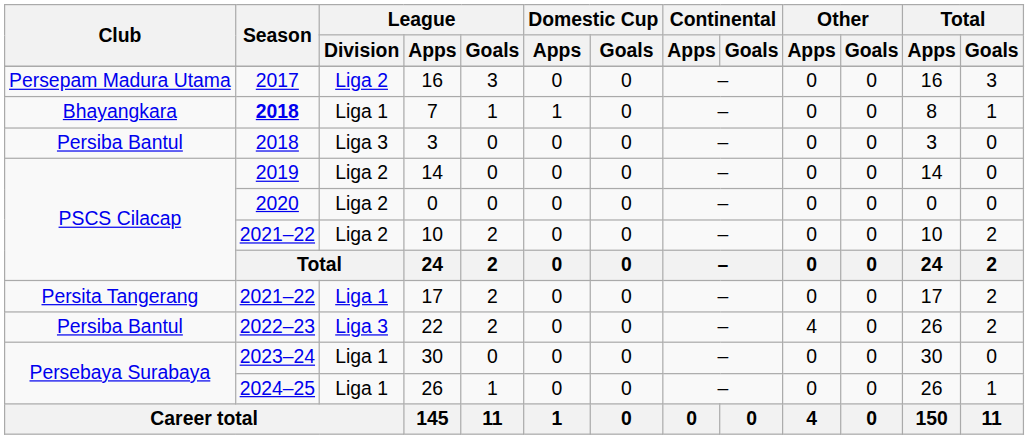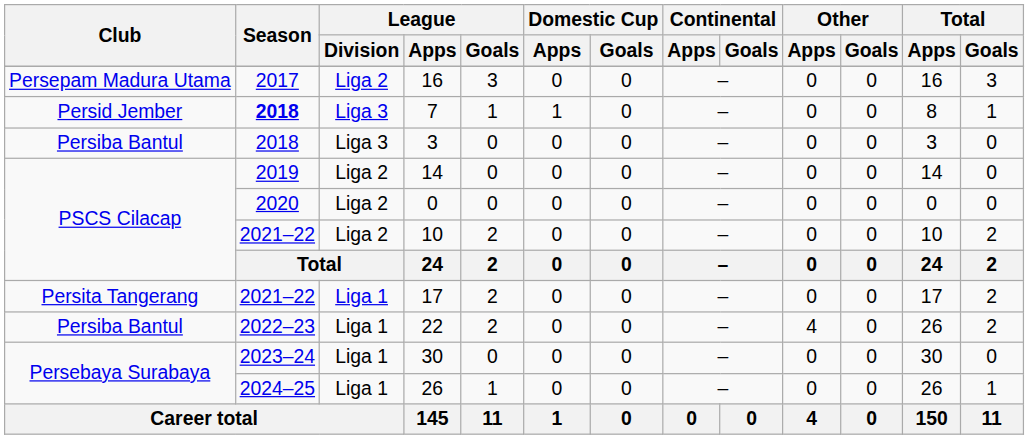(120, 111) Bhayangkara -> (120, 111) Persid Jember
(362, 111) Liga 1 -> (362, 111) Liga 3
(362, 326) Liga 3 -> (362, 326) Liga 1
